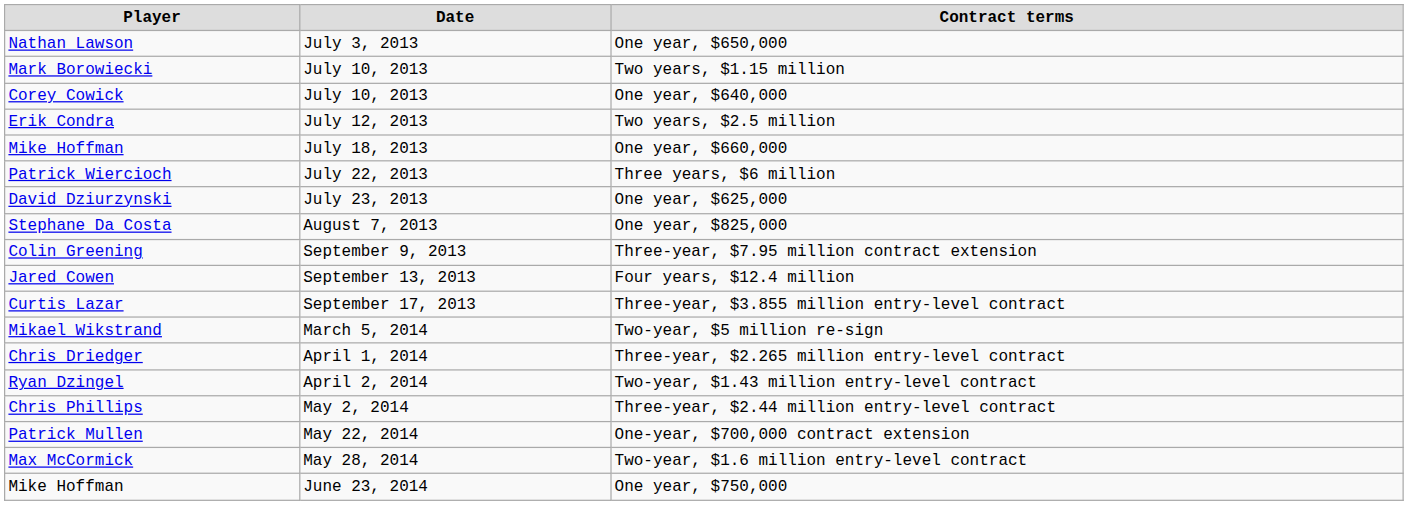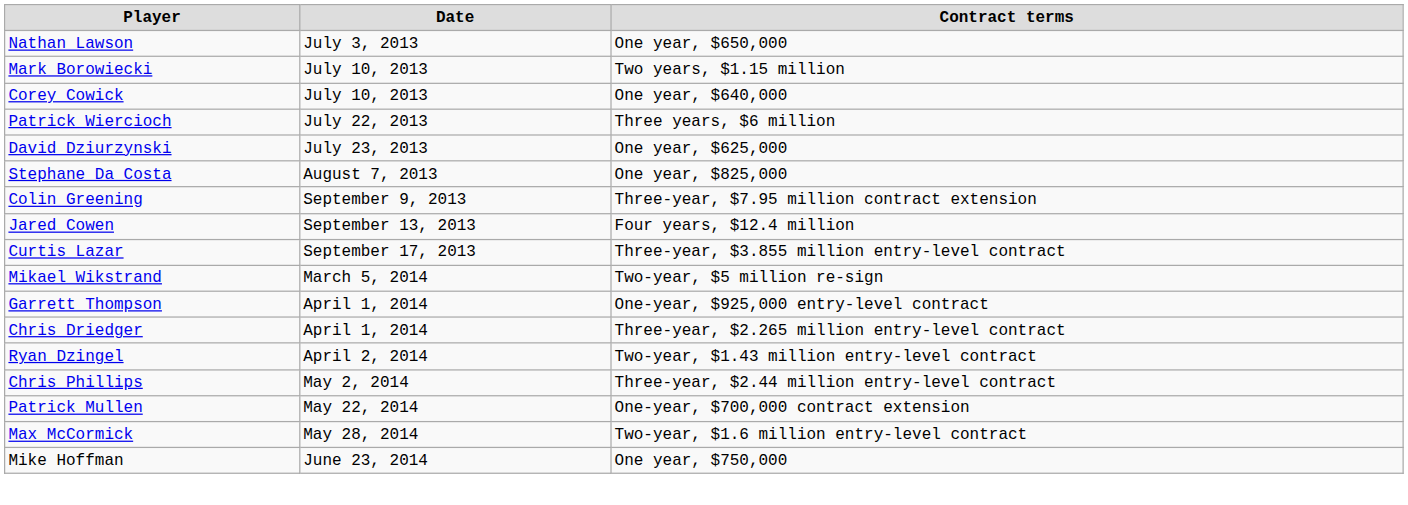- row: (725, 122)
- row: (701, 148)
+ row: (802, 304)
